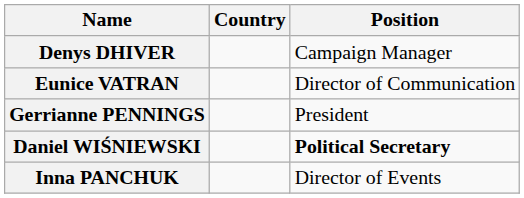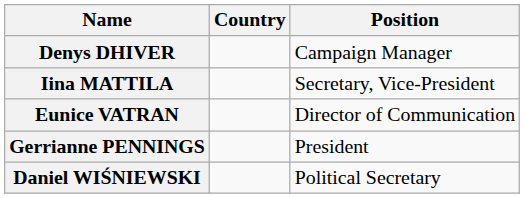+ row: (107, 83)
(373, 146) bold -> (368, 177) normal
- row: (107, 177)
